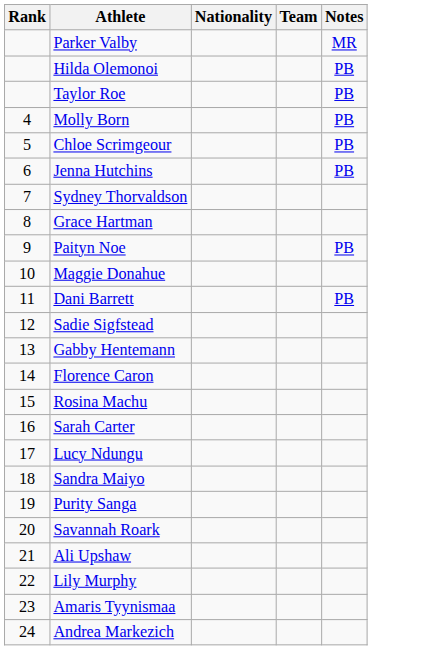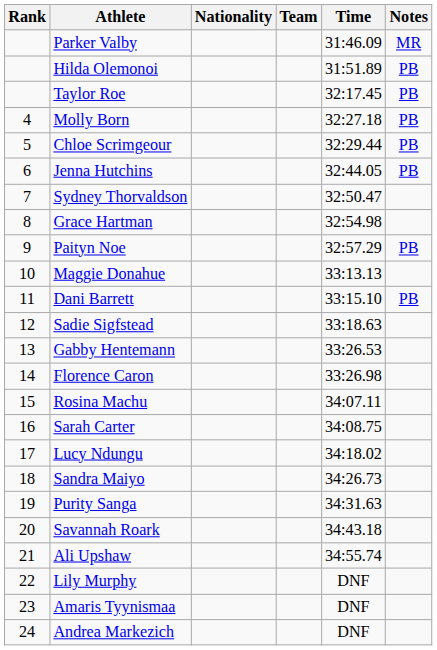+ column: (353, 17)
